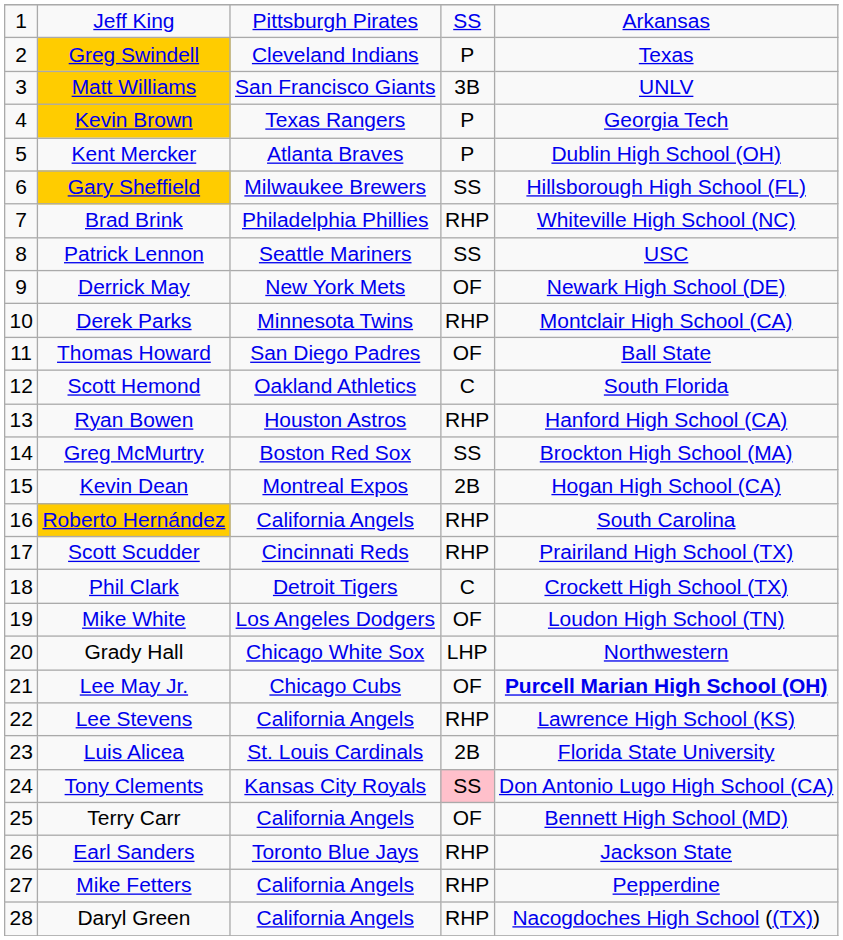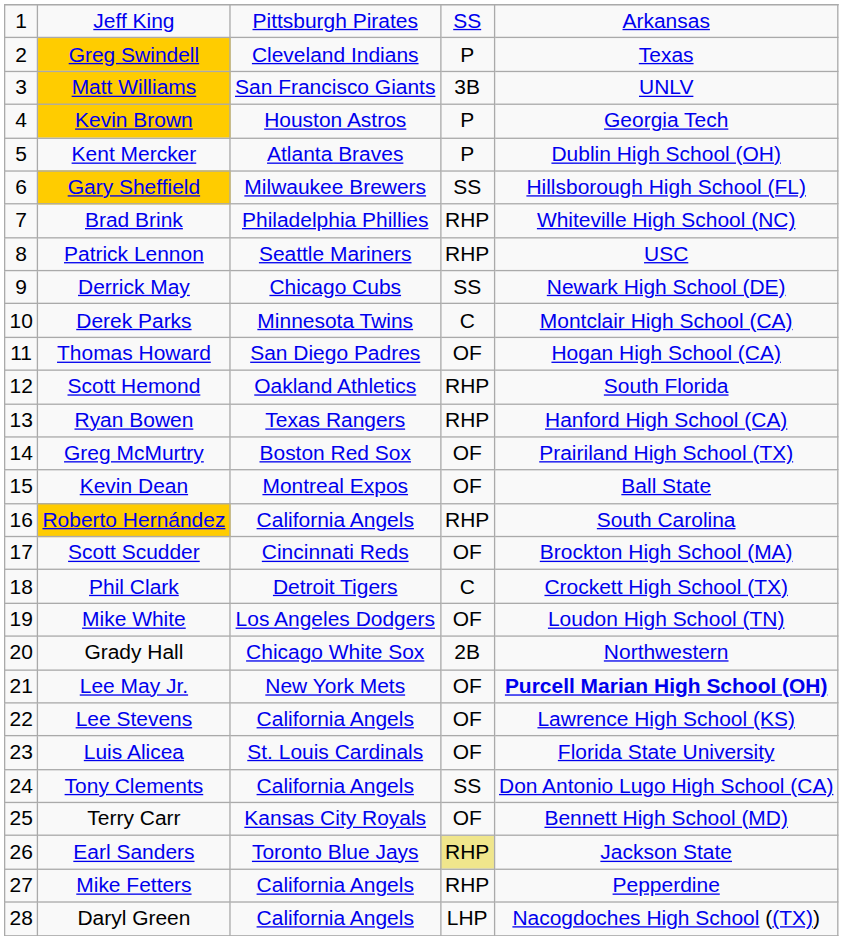(335, 120) Texas Rangers -> (335, 120) Houston Astros
(467, 253) SS -> (467, 253) RHP
(335, 287) New York Mets -> (335, 287) Chicago Cubs
(467, 287) OF -> (467, 287) SS
(467, 320) RHP -> (467, 320) C
(666, 353) Ball State -> (666, 353) Hogan High School (CA)
(467, 386) C -> (467, 386) RHP
(335, 420) Houston Astros -> (335, 420) Texas Rangers
(467, 453) SS -> (467, 453) OF
(666, 453) Brockton High School (MA) -> (666, 453) Prairiland High School (TX)
(467, 486) 2B -> (467, 486) OF
(666, 486) Hogan High School (CA) -> (666, 486) Ball State
(467, 552) RHP -> (467, 552) OF
(666, 552) Prairiland High School (TX) -> (666, 552) Brockton High School (MA)
(467, 652) LHP -> (467, 652) 2B
(335, 685) Chicago Cubs -> (335, 685) New York Mets
(467, 719) RHP -> (467, 719) OF
(467, 752) 2B -> (467, 752) OF
(335, 785) Kansas City Royals -> (335, 785) California Angels
(467, 785) pink background -> (467, 785) no background
(335, 818) California Angels -> (335, 818) Kansas City Royals
(467, 852) no background -> (467, 852) khaki background
(467, 918) RHP -> (467, 918) LHP
